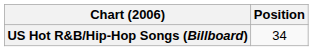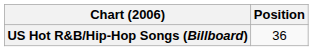(279, 35) 34 -> (279, 35) 36
